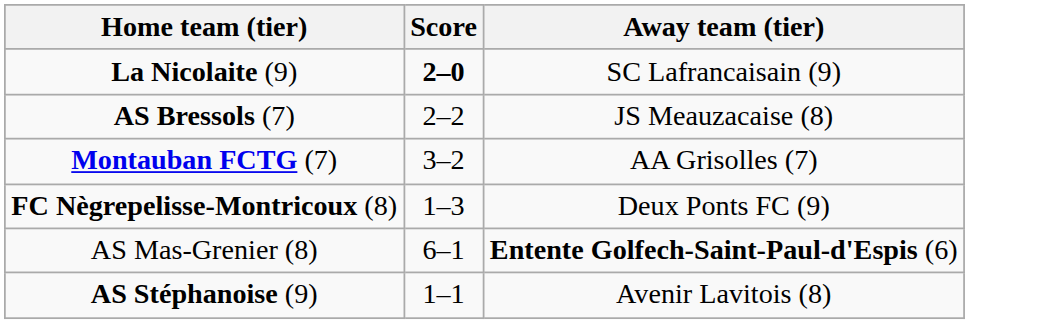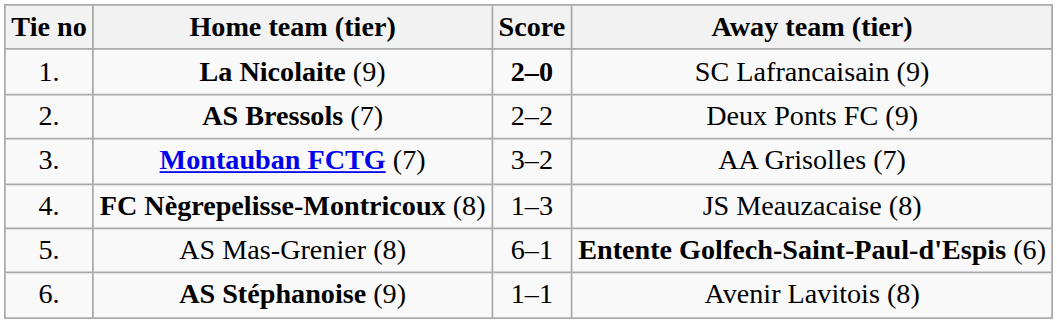+ column: (49, 26)
(724, 116) JS Meauzacaise (8) -> (812, 116) Deux Ponts FC (9)
(724, 205) Deux Ponts FC (9) -> (812, 205) JS Meauzacaise (8)
